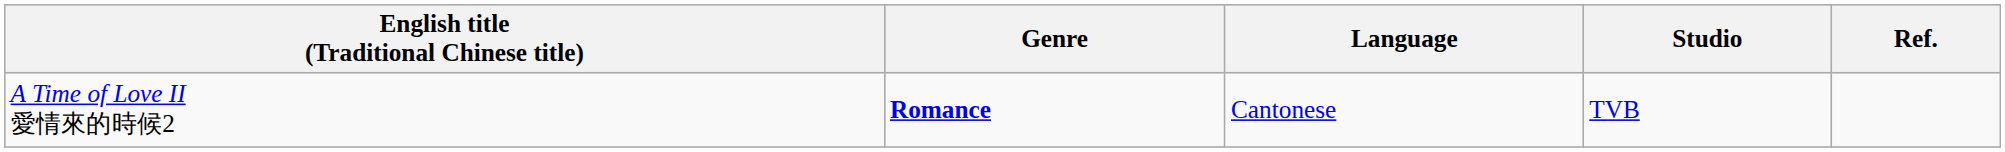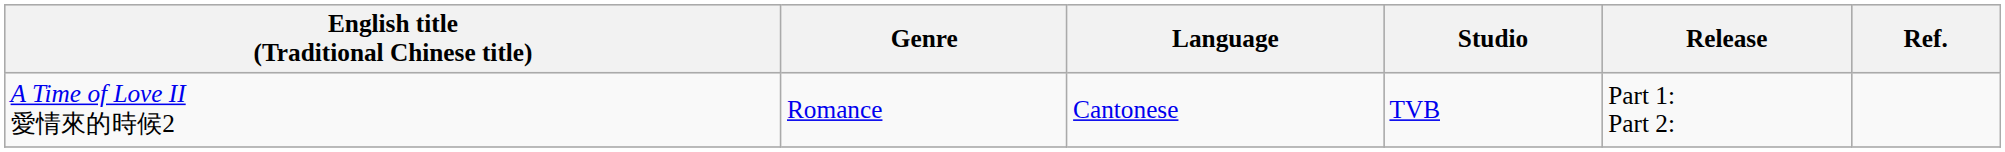+ column: (1727, 38)
(940, 109) bold -> (835, 109) normal
